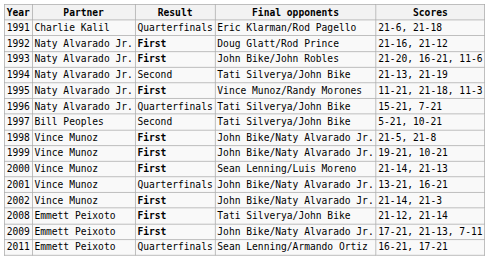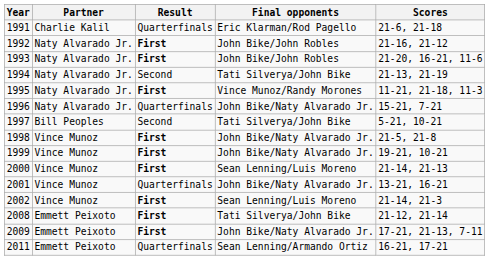(278, 44) Doug Glatt/Rod Prince -> (278, 44) John Bike/John Robles
(284, 106) Tati Silverya/John Bike -> (296, 106) John Bike/Naty Alvarado Jr.
(296, 200) John Bike/Naty Alvarado Jr. -> (287, 200) Sean Lenning/Luis Moreno
